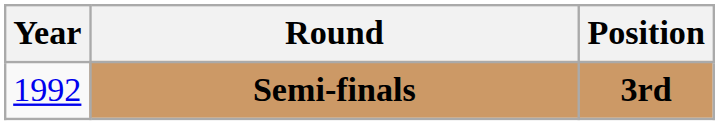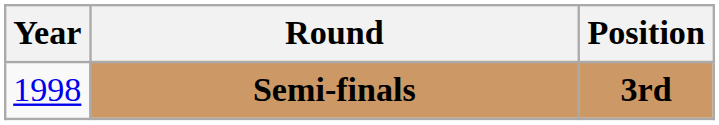(47, 89) 1992 -> (47, 89) 1998
